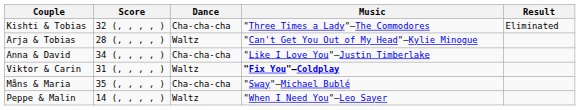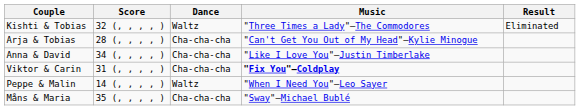(201, 26) Cha-cha-cha -> (185, 26) Waltz
(185, 40) Waltz -> (201, 40) Cha-cha-cha
(185, 69) Waltz -> (201, 69) Cha-cha-cha
rows swapped: (38, 84) <-> (41, 98)
